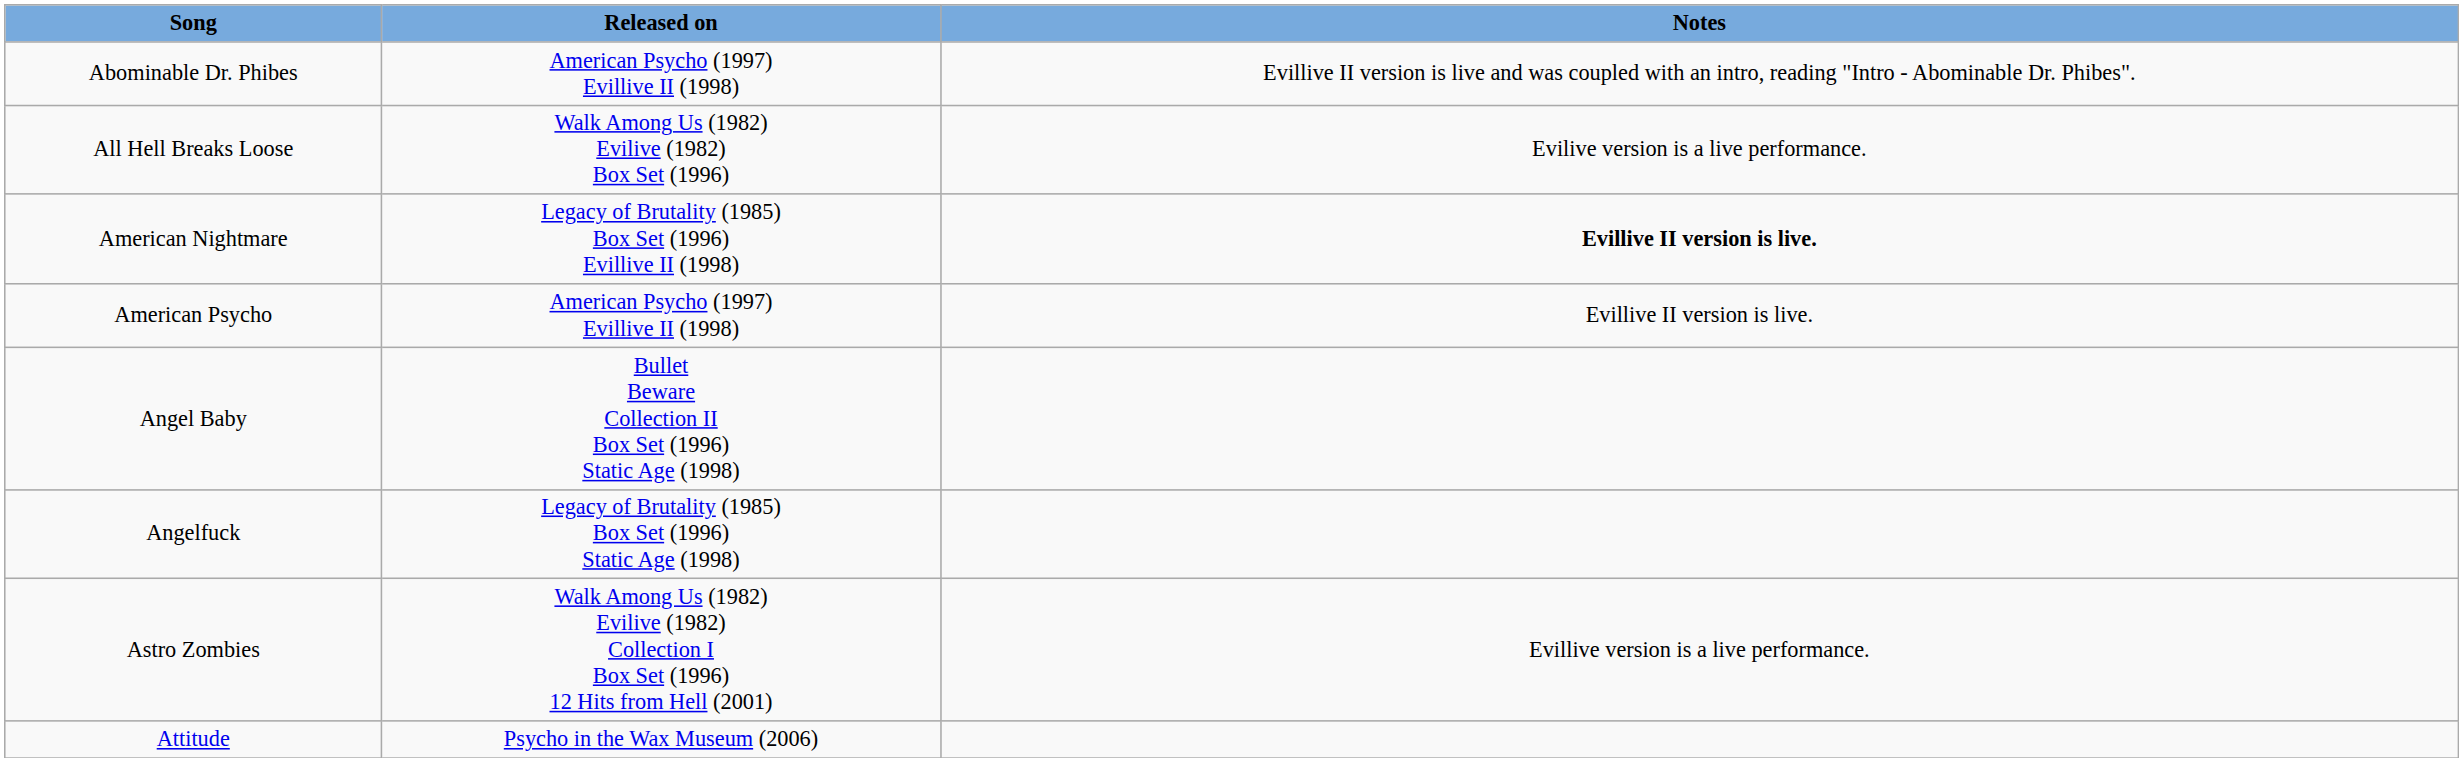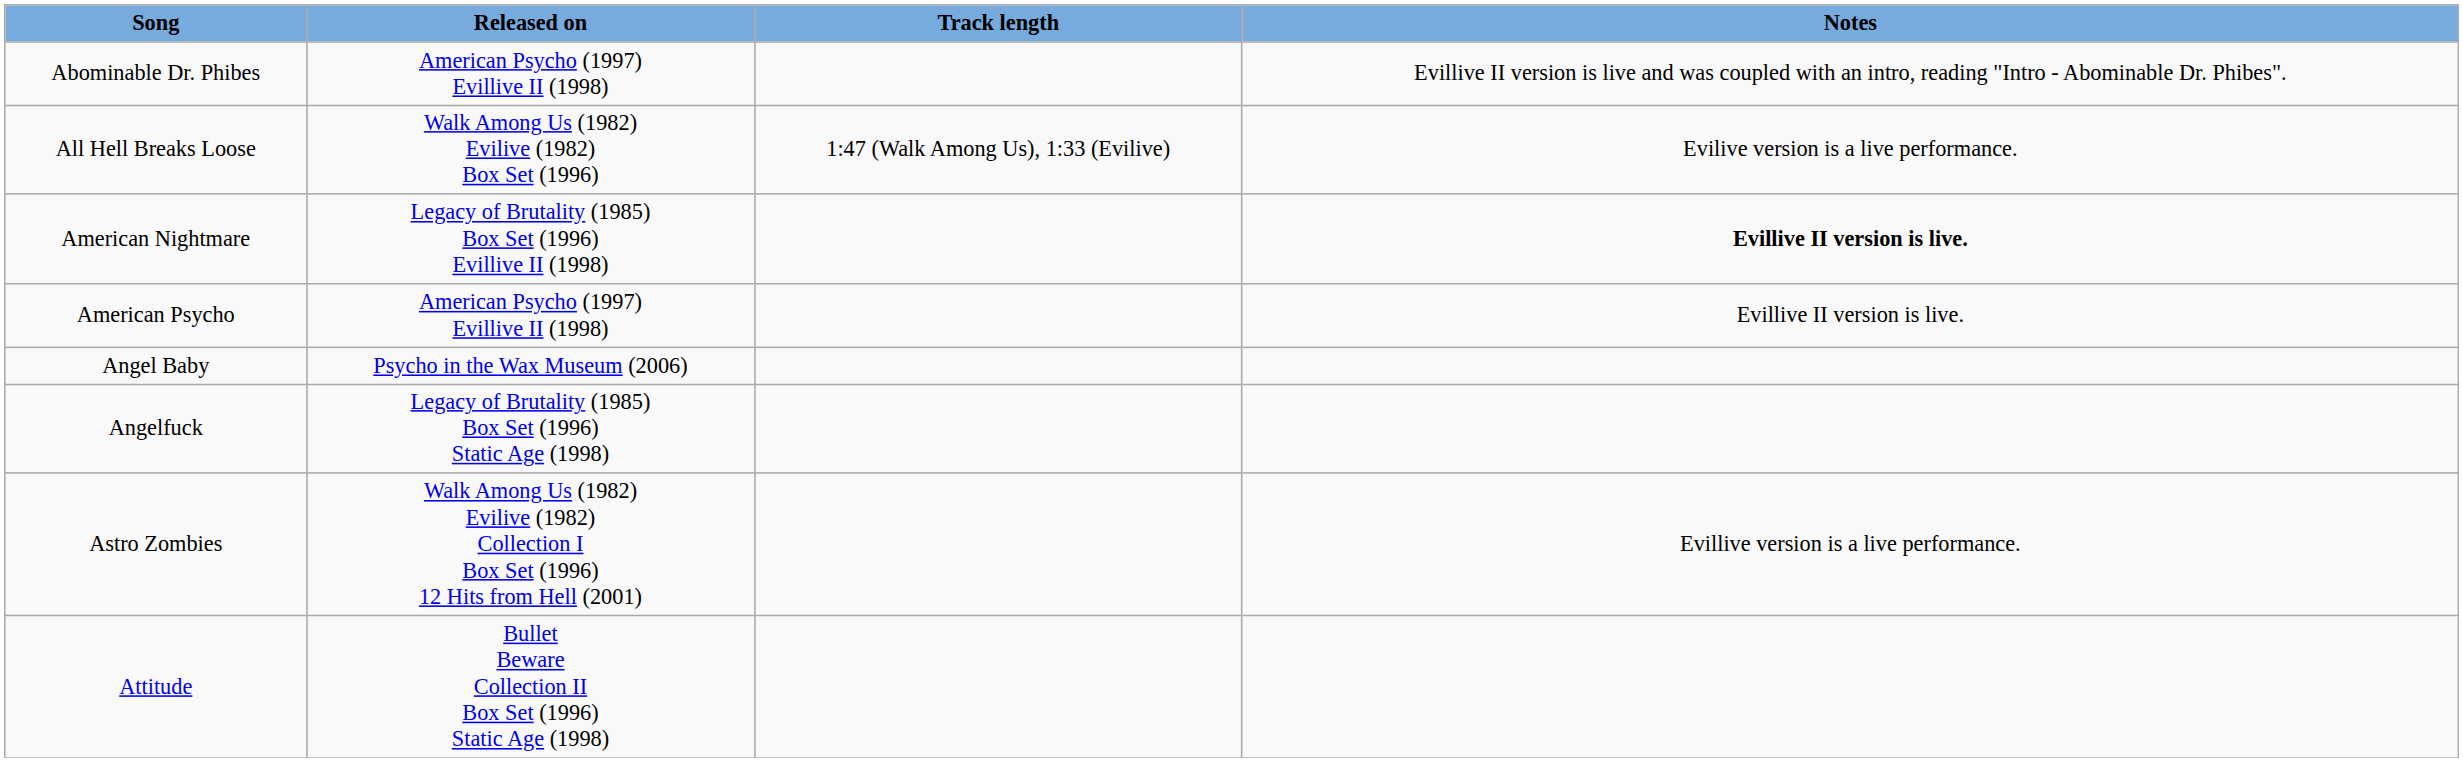+ column: (998, 22)
(661, 417) Bullet Beware Collection II Box Set (1996) Static Age (1998) -> (530, 365) Psycho in the Wax Museum (2006)
(661, 739) Psycho in the Wax Museum (2006) -> (530, 686) Bullet Beware Collection II Box Set (1996) Static Age (1998)
